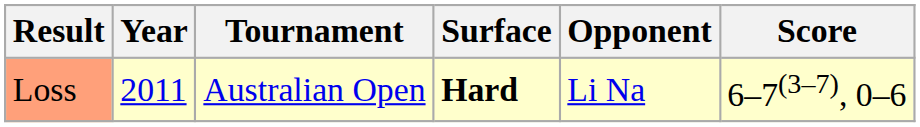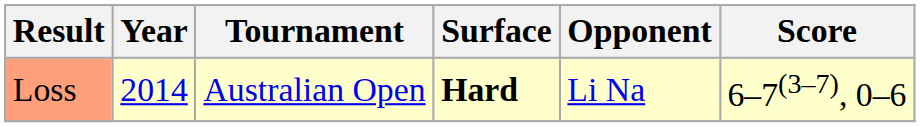(153, 89) 2011 -> (154, 89) 2014
